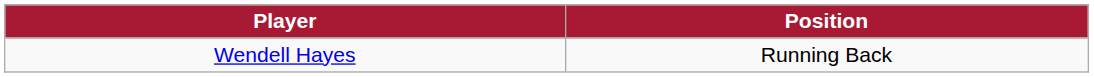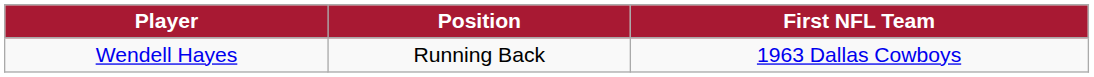+ column: (859, 21)
